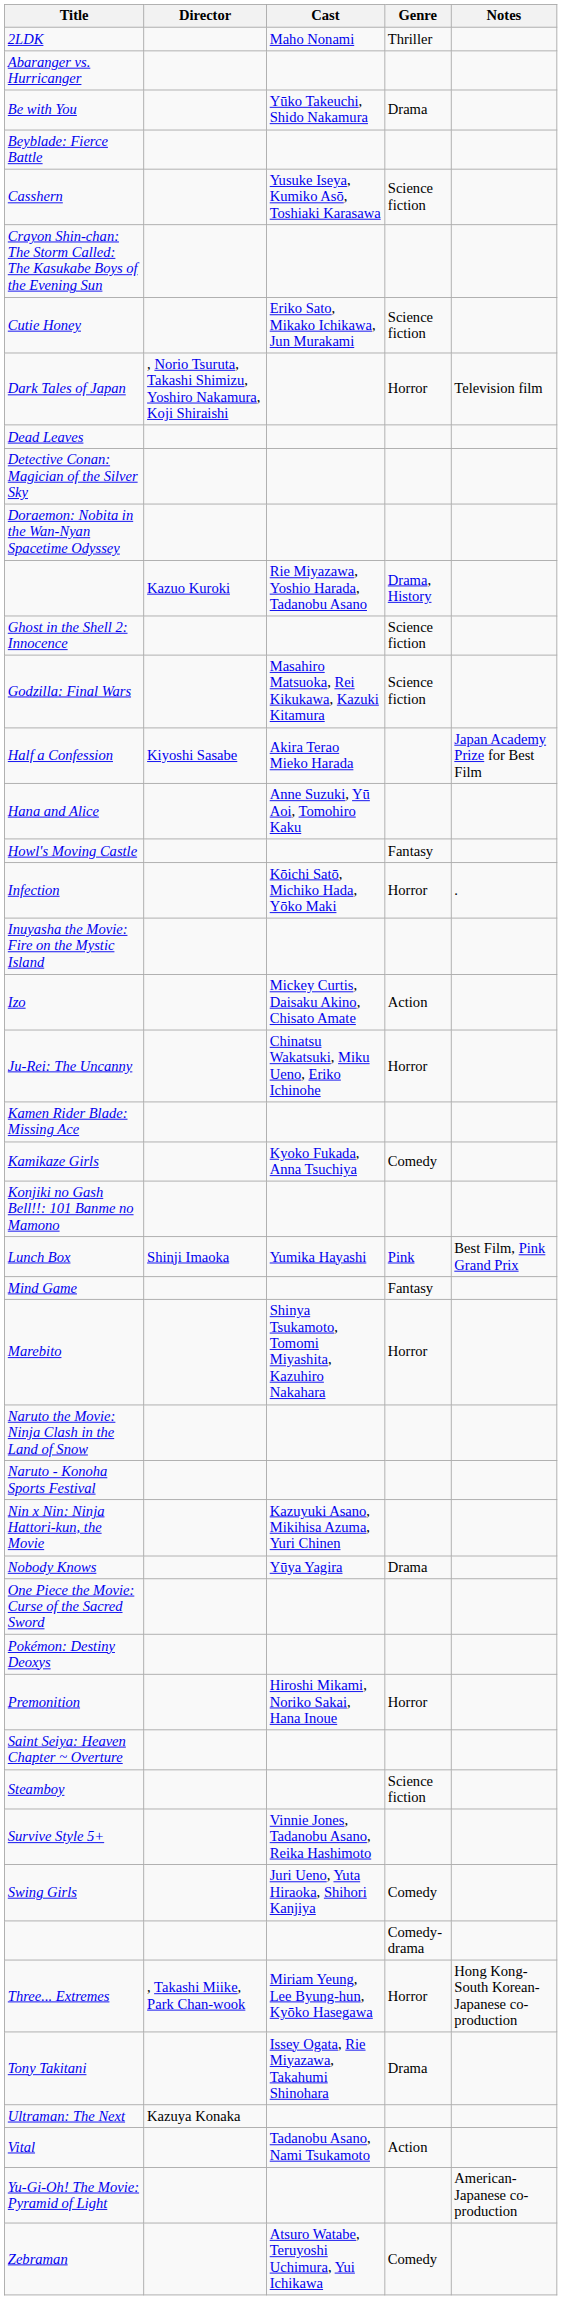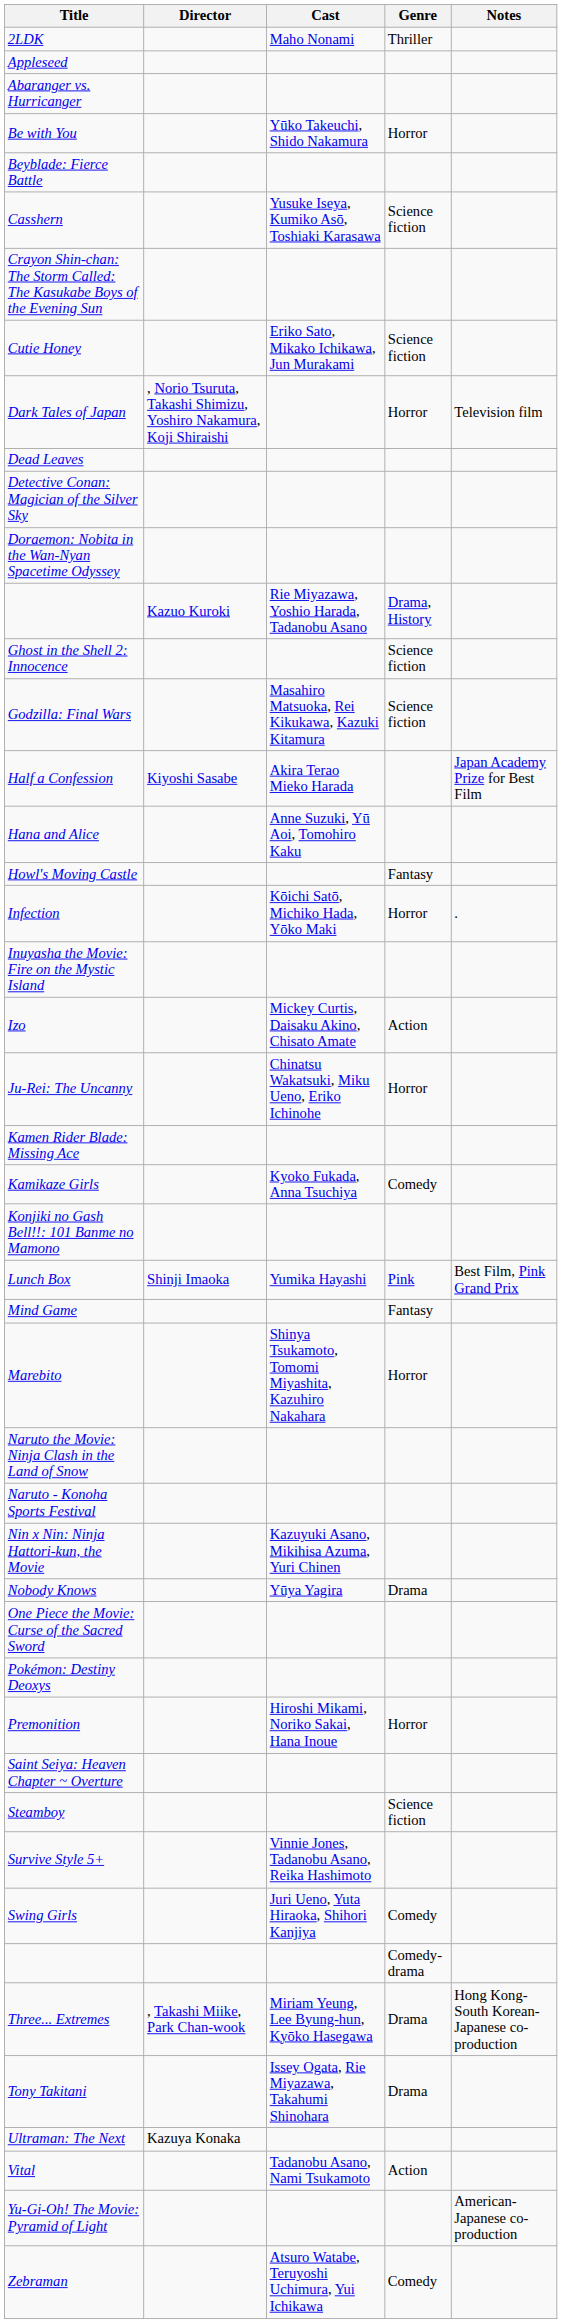+ row: (38, 62)
(408, 109) Drama -> (408, 132) Horror
(408, 1996) Horror -> (408, 2019) Drama
